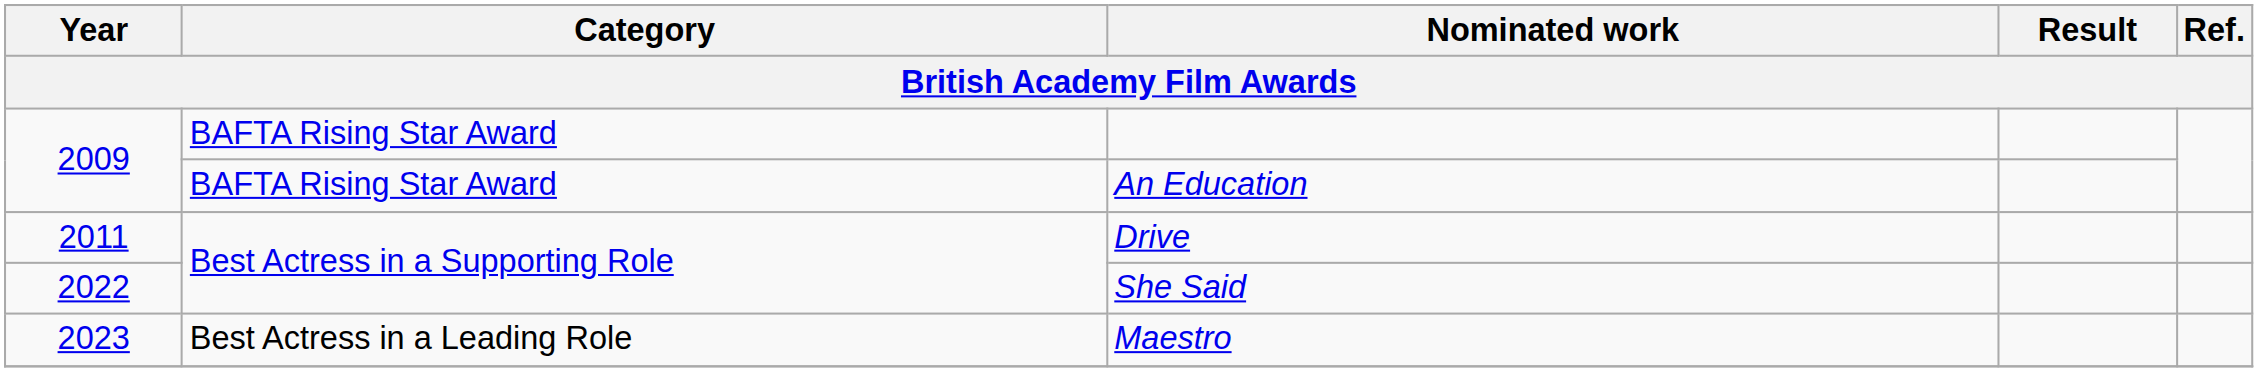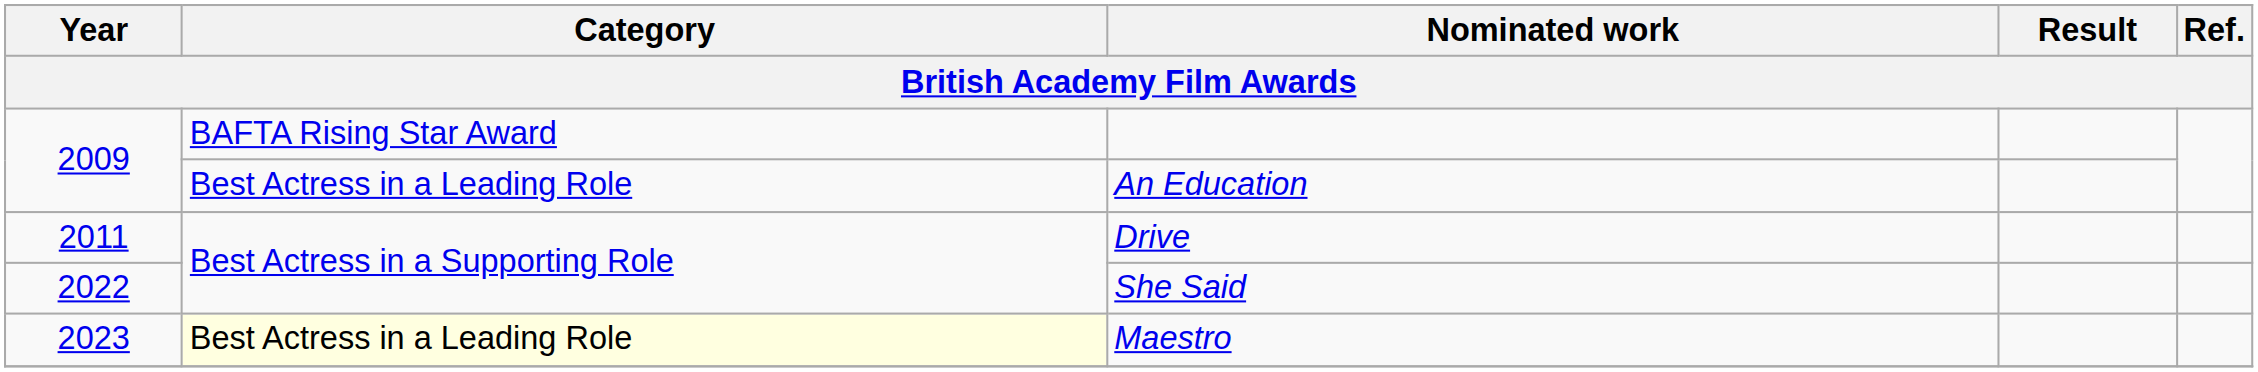(373, 184) BAFTA Rising Star Award -> (411, 184) Best Actress in a Leading Role
(411, 339) no background -> (411, 339) lightyellow background
